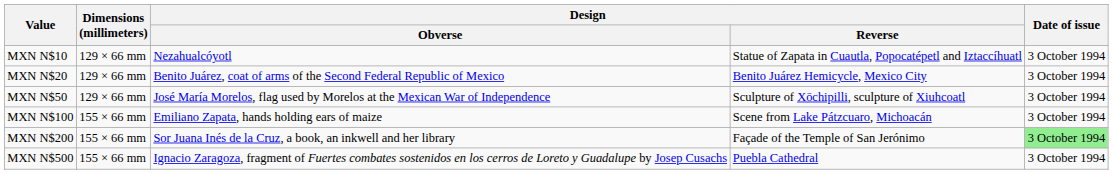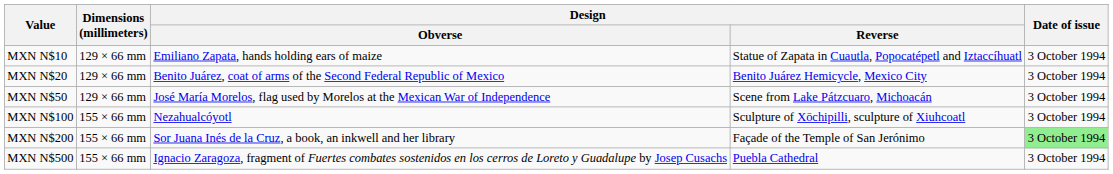(193, 56) Nezahualcóyotl -> (268, 56) Emiliano Zapata, hands holding ears of maize
(849, 97) Sculpture of Xōchipilli, sculpture of Xiuhcoatl -> (832, 97) Scene from Lake Pátzcuaro, Michoacán
(268, 117) Emiliano Zapata, hands holding ears of maize -> (193, 117) Nezahualcóyotl
(832, 117) Scene from Lake Pátzcuaro, Michoacán -> (849, 117) Sculpture of Xōchipilli, sculpture of Xiuhcoatl
